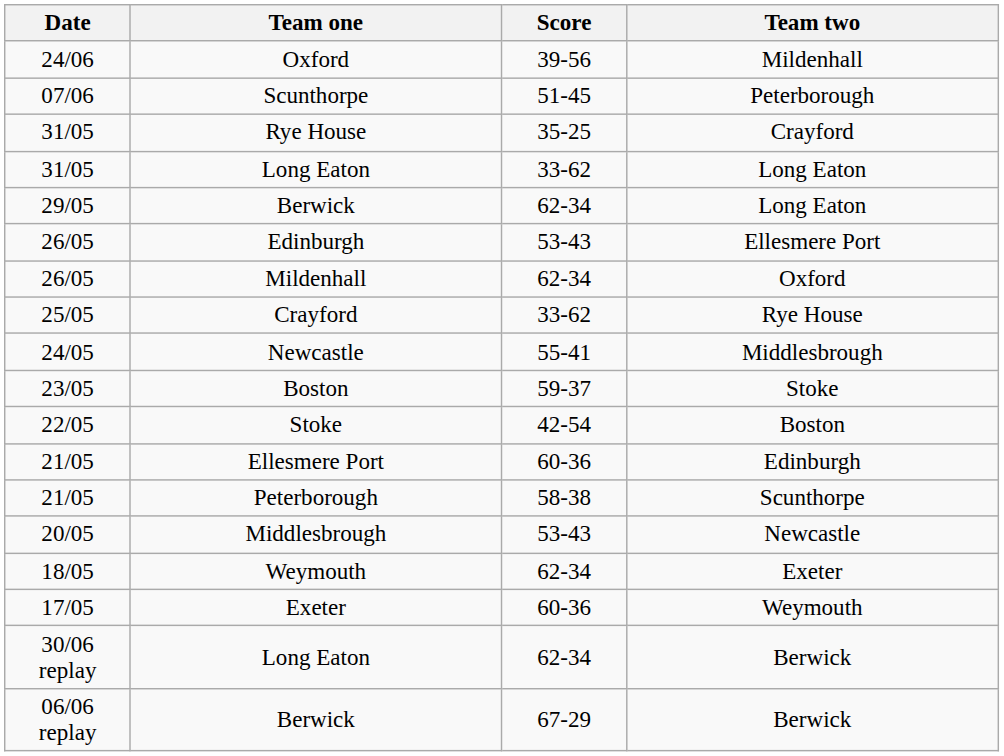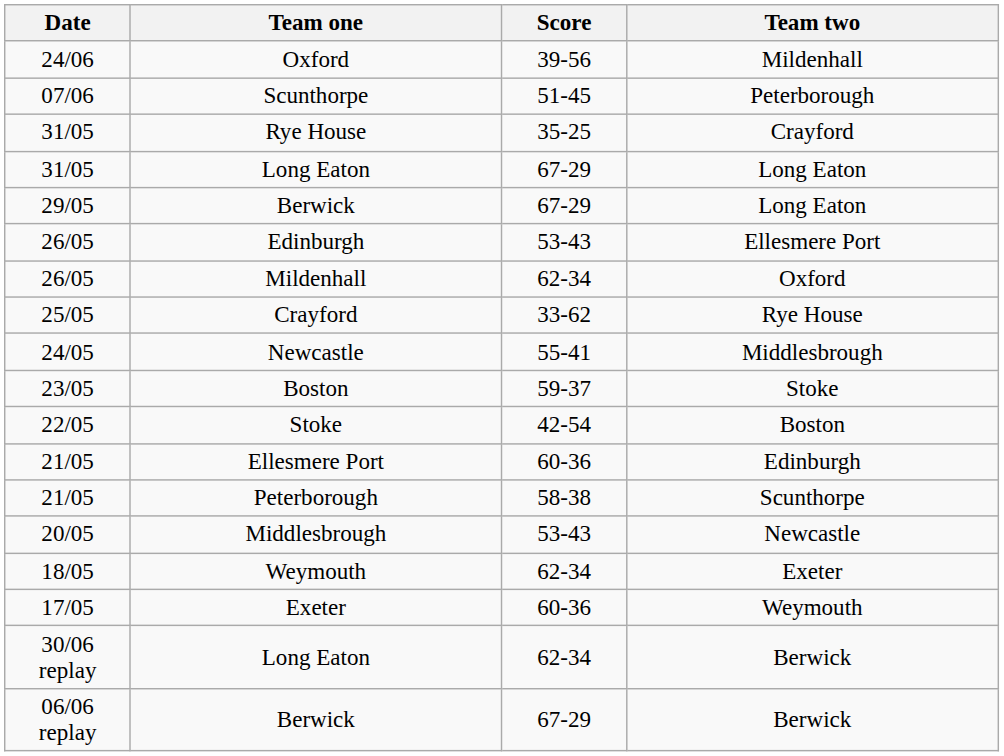(564, 168) 33-62 -> (564, 168) 67-29
(564, 205) 62-34 -> (564, 205) 67-29
